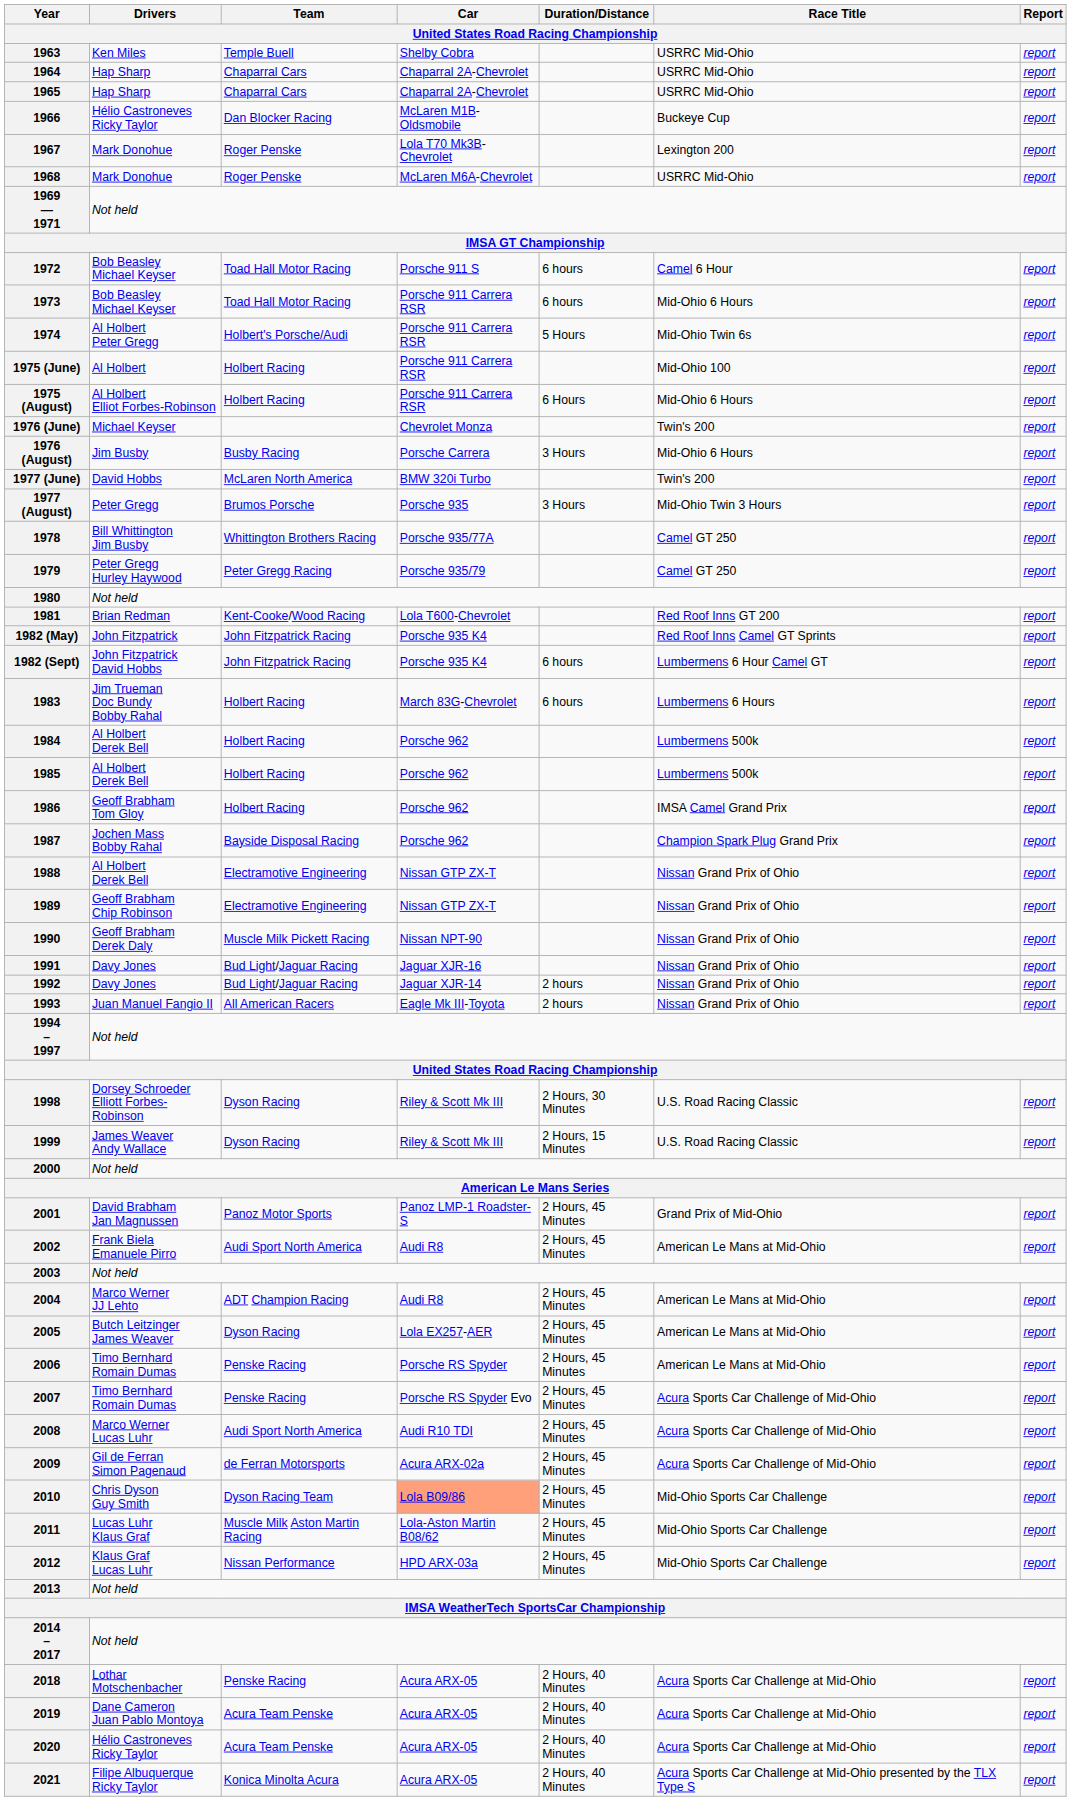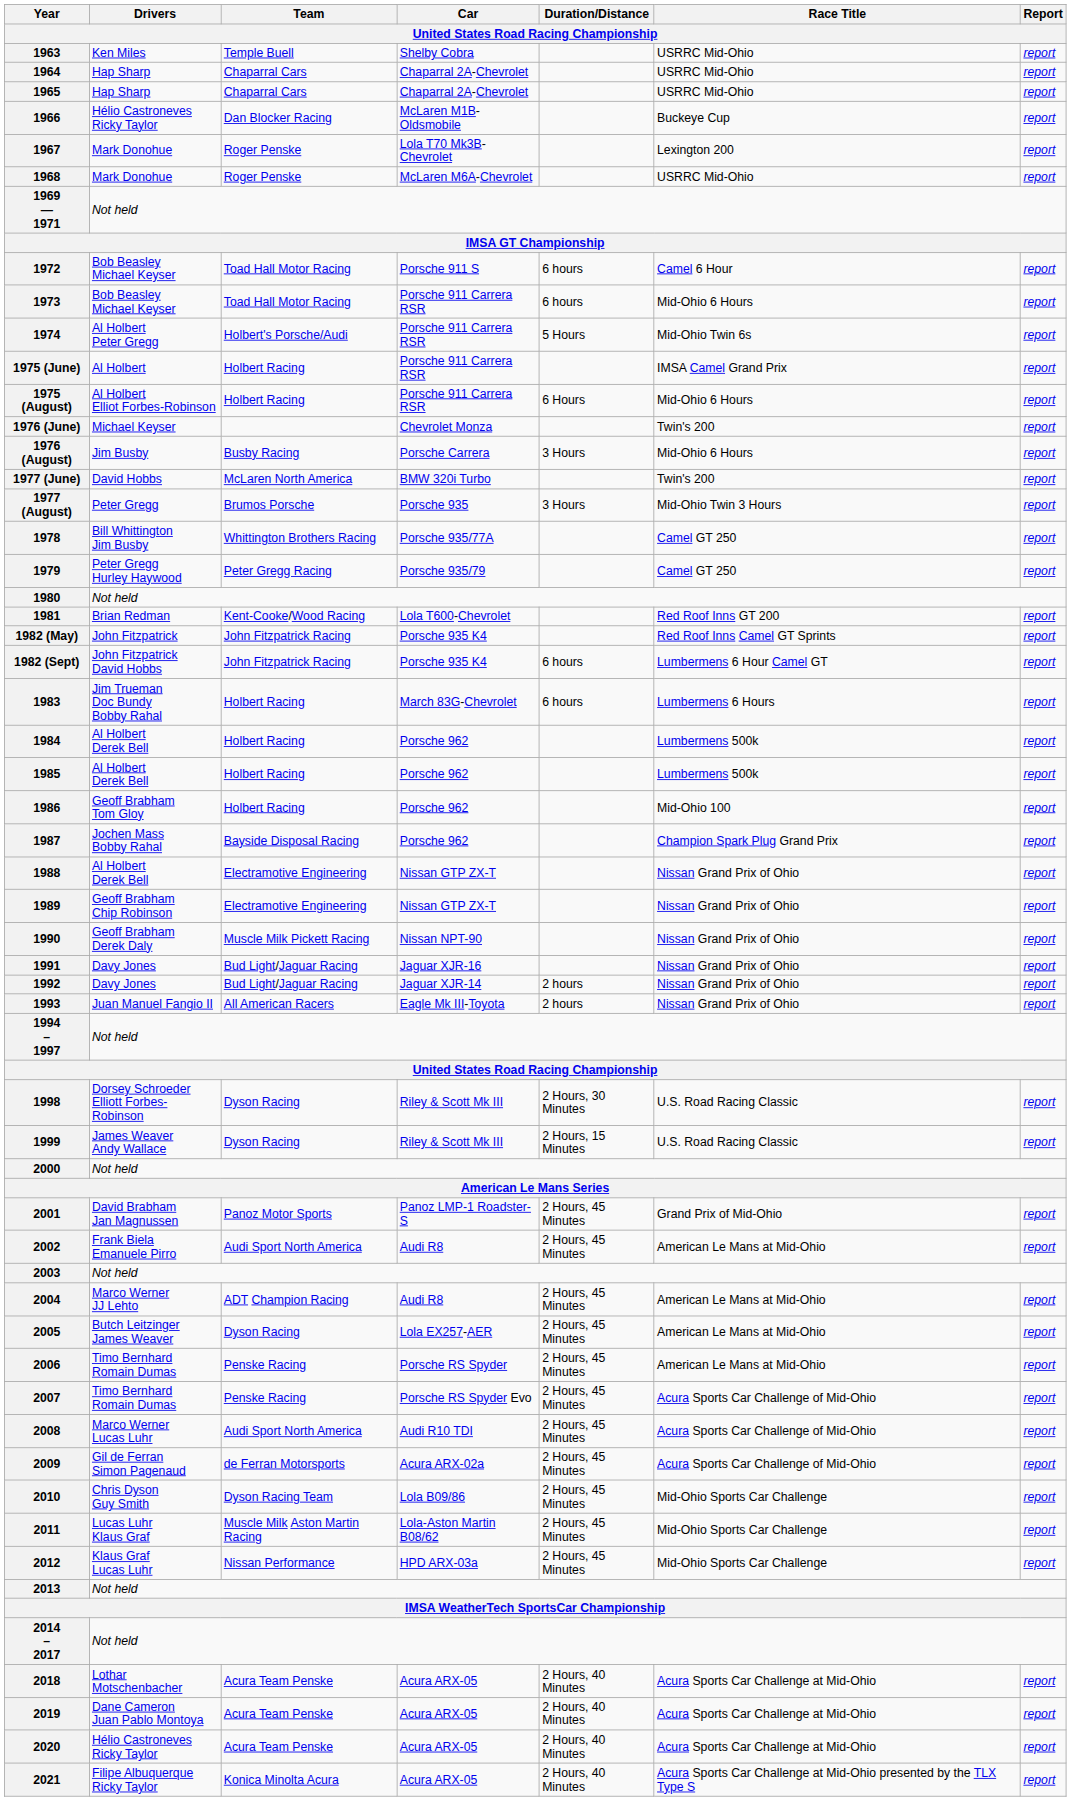(694, 368) Mid-Ohio 100 -> (722, 368) IMSA Camel Grand Prix
(722, 808) IMSA Camel Grand Prix -> (694, 808) Mid-Ohio 100
(432, 1497) lightsalmon background -> (432, 1497) no background
(265, 1681) Penske Racing -> (278, 1681) Acura Team Penske
